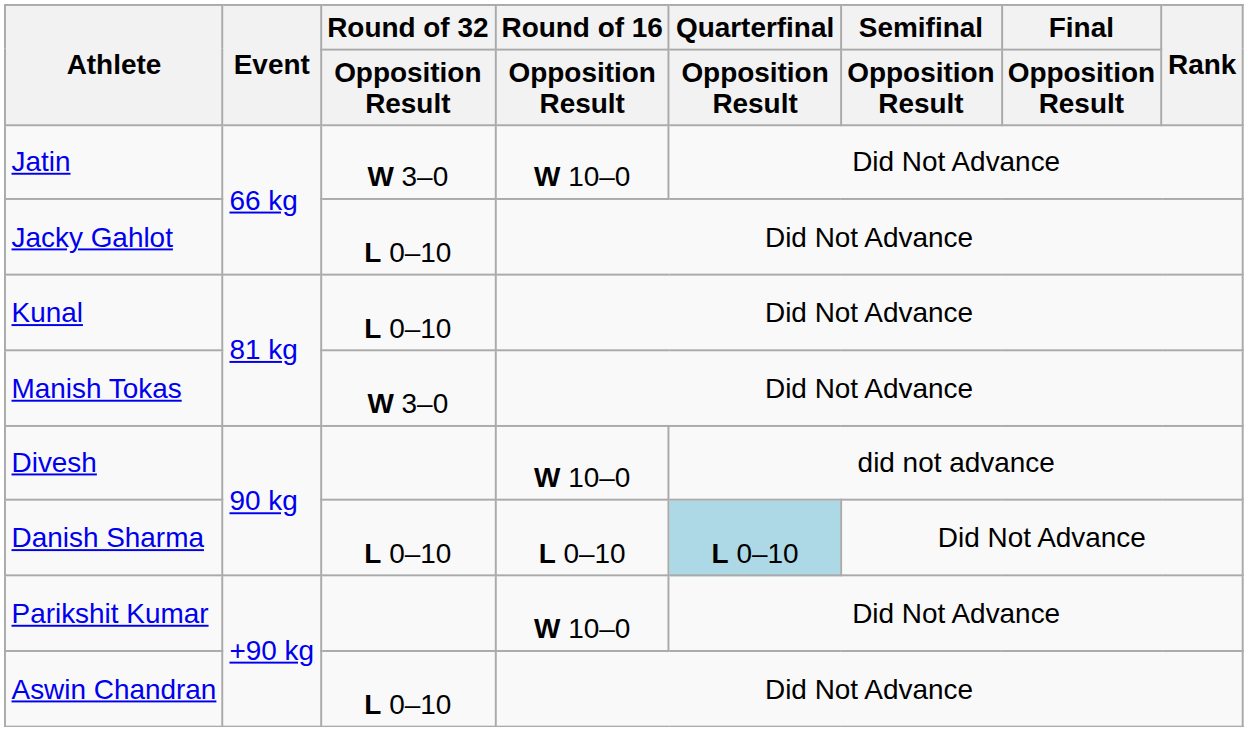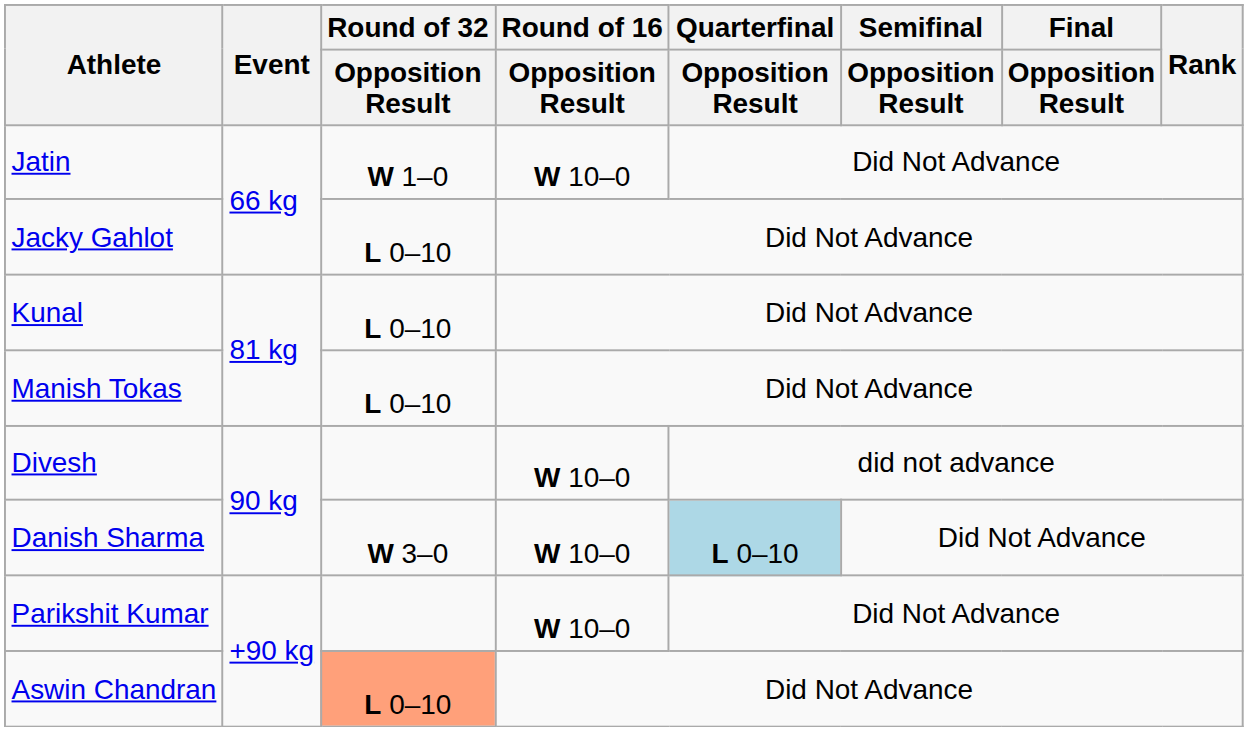(408, 178) W 3–0 -> (408, 178) W 1–0
(408, 403) W 3–0 -> (408, 403) L 0–10
(408, 554) L 0–10 -> (408, 554) W 3–0
(582, 554) L 0–10 -> (582, 554) W 10–0
(408, 704) no background -> (408, 704) lightsalmon background
